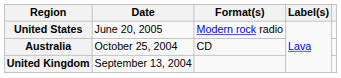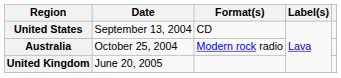(128, 30) June 20, 2005 -> (143, 30) September 13, 2004
(240, 30) Modern rock radio -> (204, 30) CD
(204, 47) CD -> (240, 47) Modern rock radio
(143, 64) September 13, 2004 -> (128, 64) June 20, 2005
